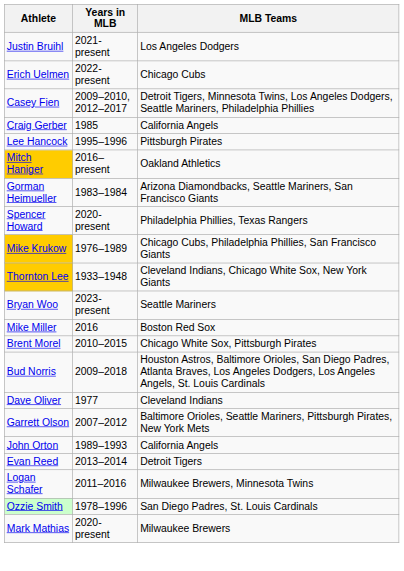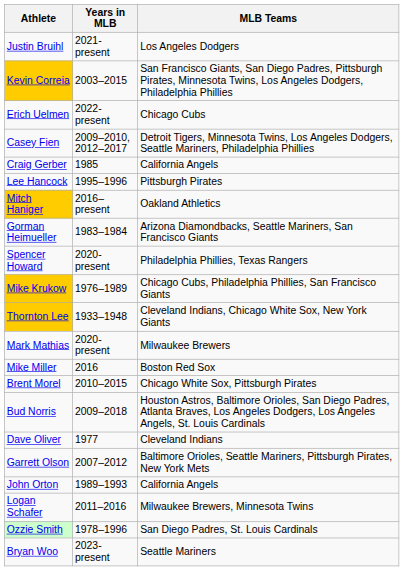+ row: (38, 80)
rows swapped: (38, 528) <-> (32, 305)
- row: (32, 461)
